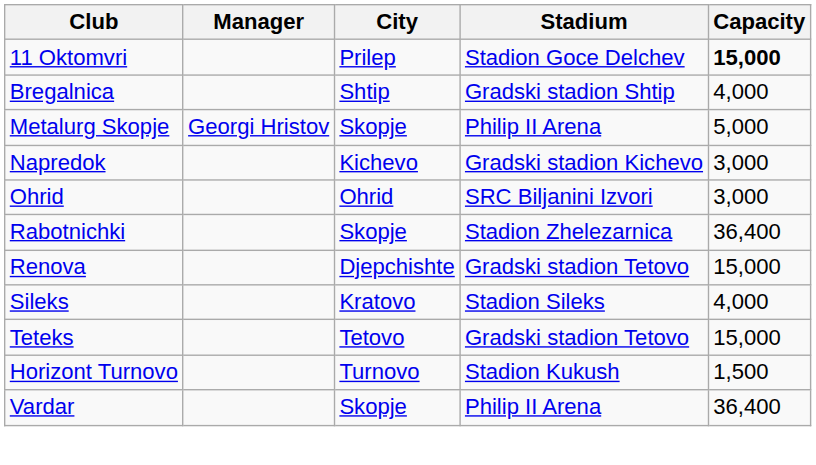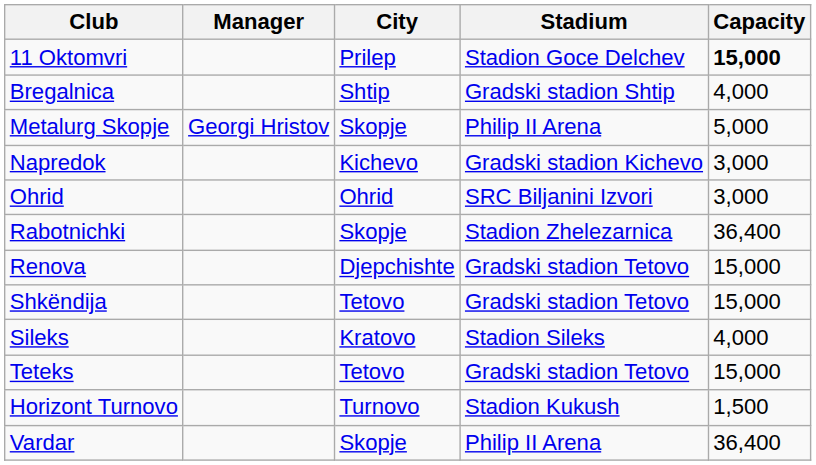+ row: (58, 302)
